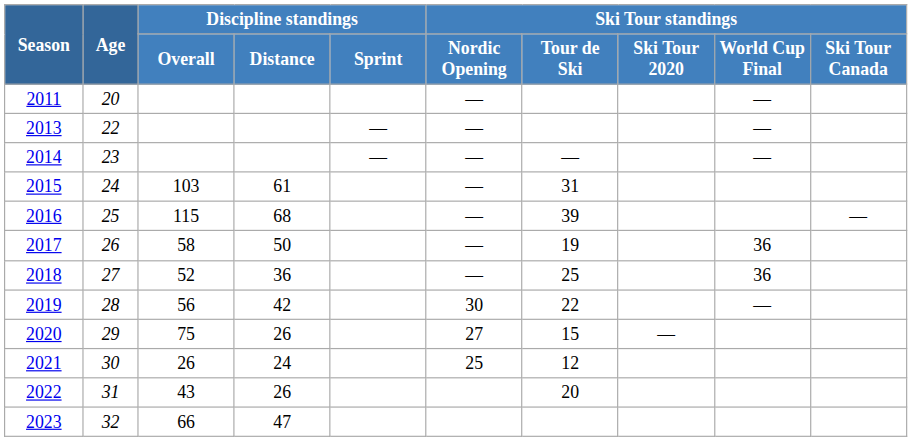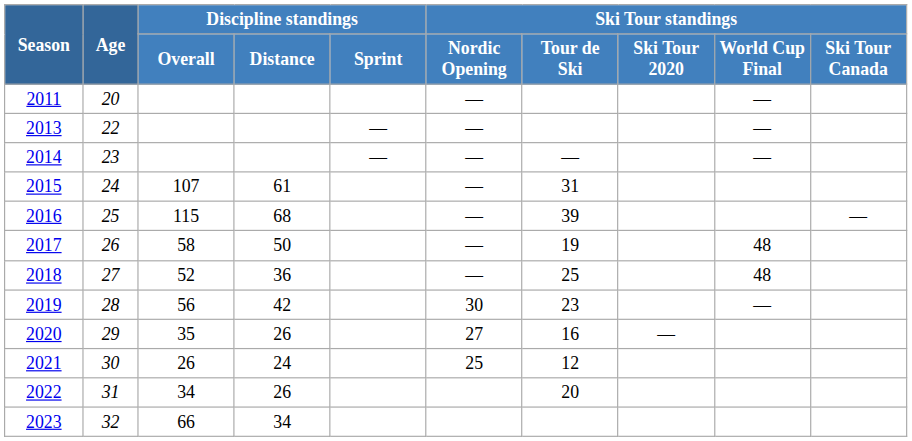(186, 187) 103 -> (186, 187) 107
(762, 245) 36 -> (762, 245) 48
(762, 274) 36 -> (762, 274) 48
(570, 304) 22 -> (570, 304) 23
(186, 333) 75 -> (186, 333) 35
(570, 333) 15 -> (570, 333) 16
(186, 392) 43 -> (186, 392) 34
(282, 421) 47 -> (282, 421) 34
